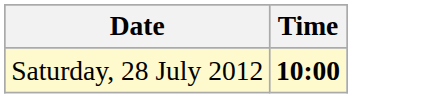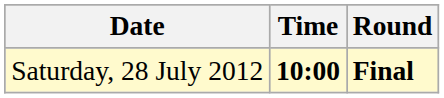+ column: (393, 26)
